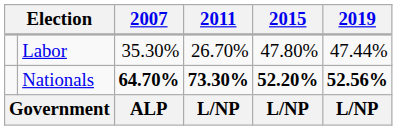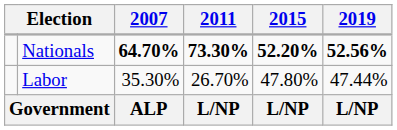rows swapped: (58, 79) <-> (45, 50)
